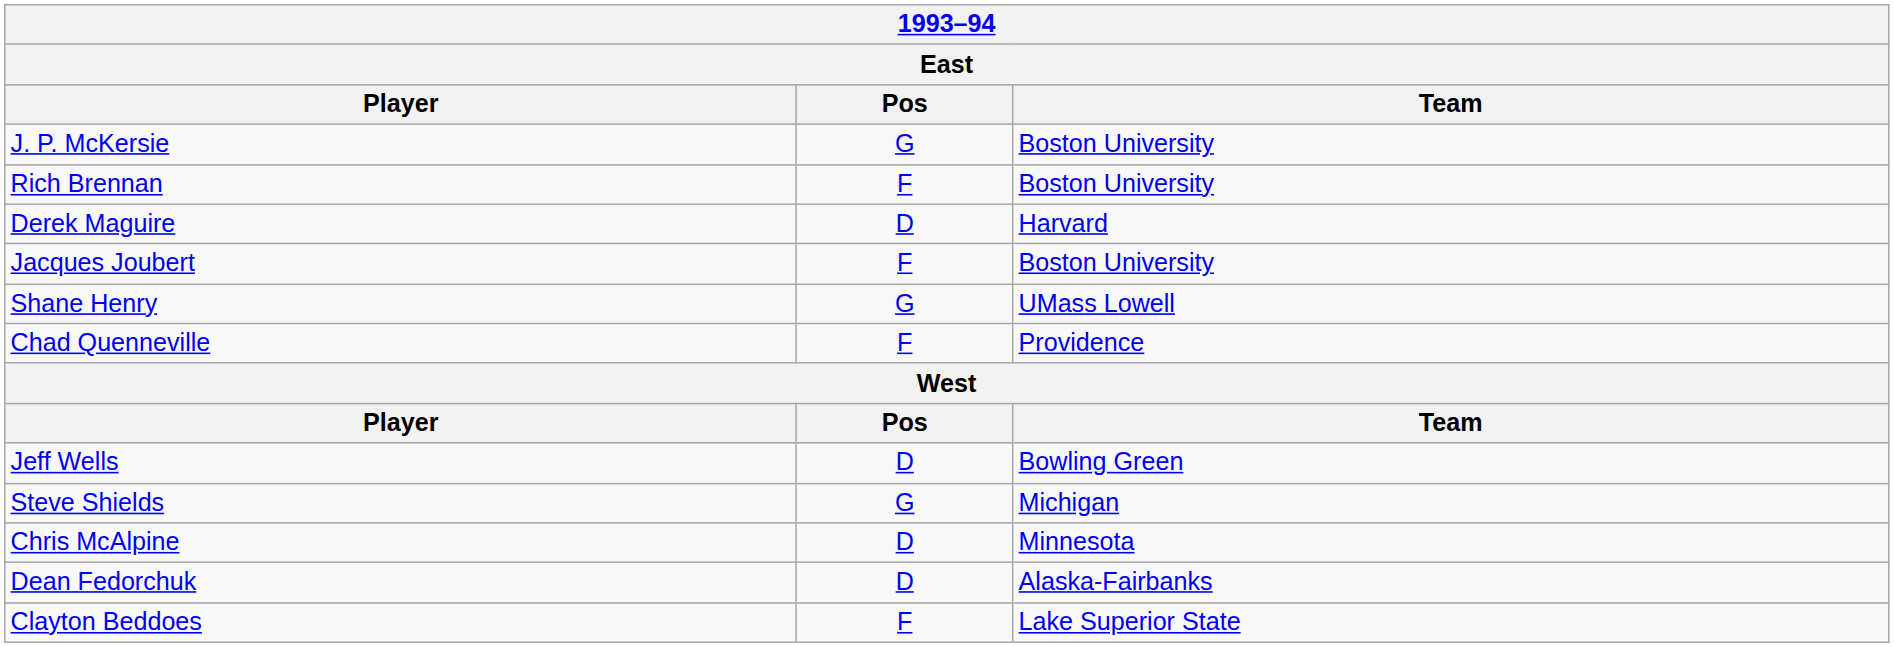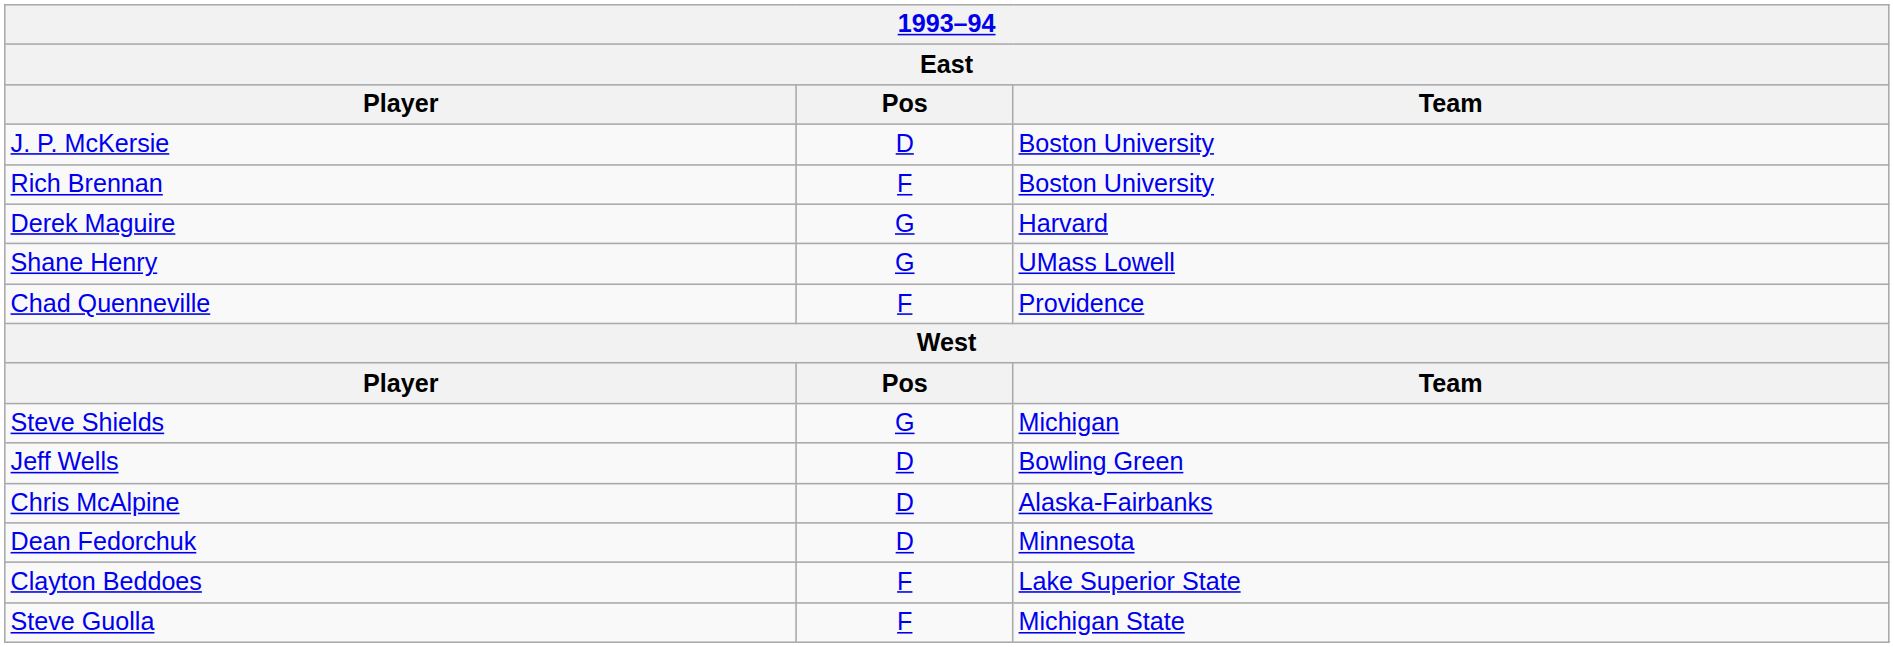(905, 143) G -> (905, 143) D
(905, 223) D -> (905, 223) G
- row: (103, 263)
rows swapped: (87, 502) <-> (65, 462)
(1077, 542) Minnesota -> (1116, 502) Alaska-Fairbanks
(1116, 582) Alaska-Fairbanks -> (1077, 542) Minnesota
+ row: (82, 622)
